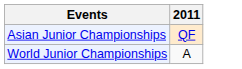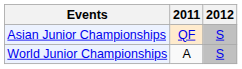+ column: (220, 15)
